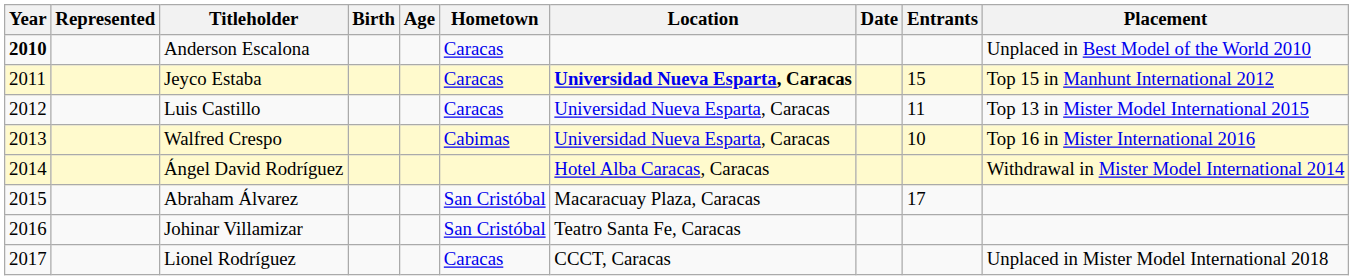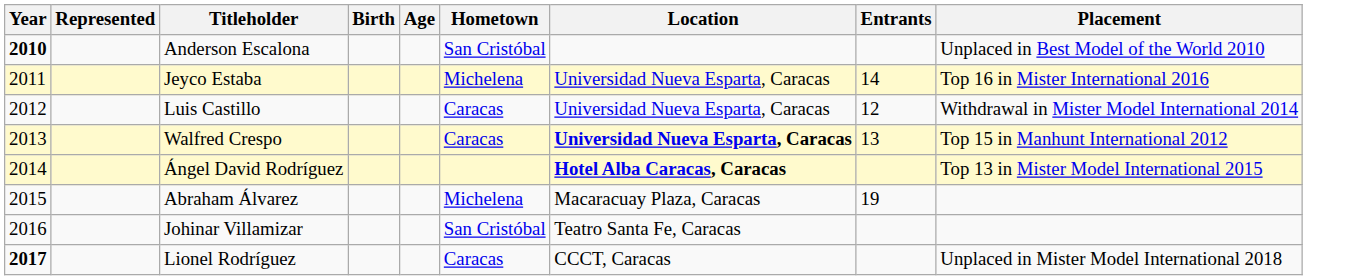- column: (879, 19)
(474, 49) Caracas -> (495, 49) San Cristóbal
(474, 79) Caracas -> (483, 79) Michelena
(703, 79) bold -> (692, 79) normal
(916, 79) 15 -> (870, 79) 14
(1130, 79) Top 15 in Manhunt International 2012 -> (1075, 79) Top 16 in Mister International 2016
(916, 109) 11 -> (870, 109) 12
(1148, 109) Top 13 in Mister Model International 2015 -> (1119, 109) Withdrawal in Mister Model International 2014
(477, 139) Cabimas -> (474, 139) Caracas
(692, 139) normal -> (703, 139) bold
(916, 139) 10 -> (870, 139) 13
(1121, 139) Top 16 in Mister International 2016 -> (1084, 139) Top 15 in Manhunt International 2012
(662, 169) normal -> (670, 169) bold
(1166, 169) Withdrawal in Mister Model International 2014 -> (1101, 169) Top 13 in Mister Model International 2015
(495, 199) San Cristóbal -> (483, 199) Michelena
(916, 199) 17 -> (870, 199) 19
(28, 259) normal -> (28, 259) bold
